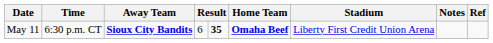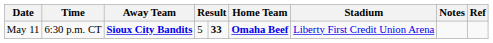(200, 30) 6 -> (200, 30) 5
(216, 30) 35 -> (216, 30) 33
